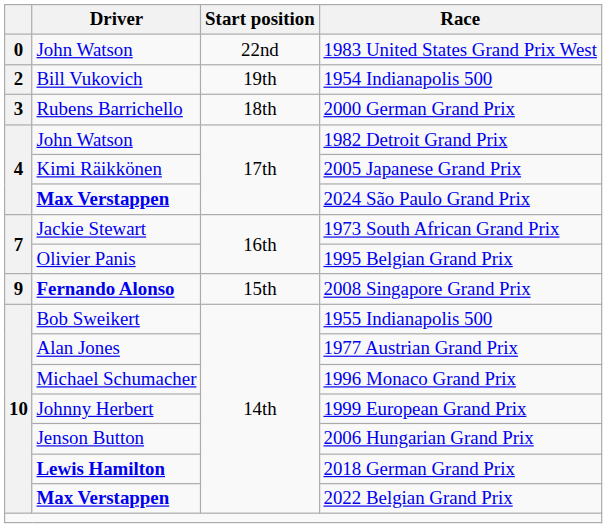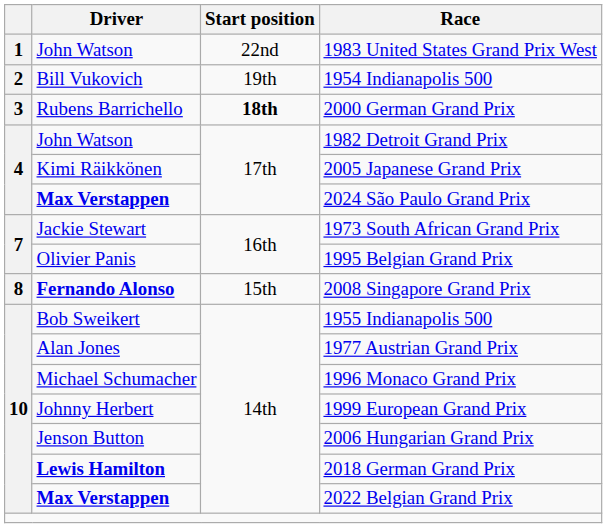(18, 49) 0 -> (18, 49) 1
(260, 109) normal -> (260, 109) bold
(18, 288) 9 -> (18, 288) 8
